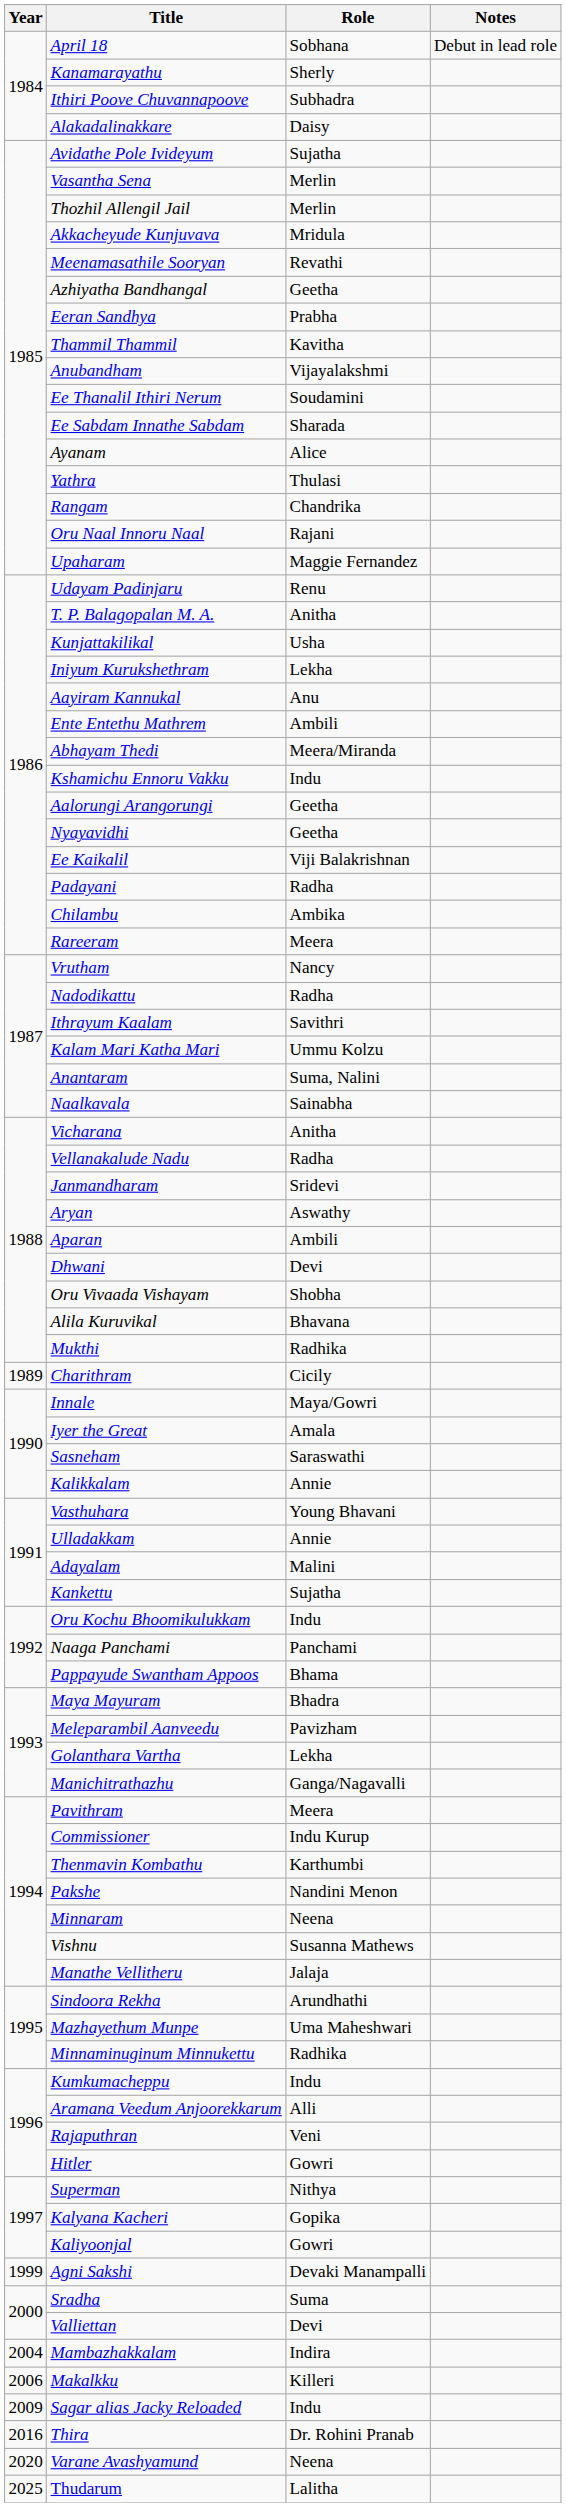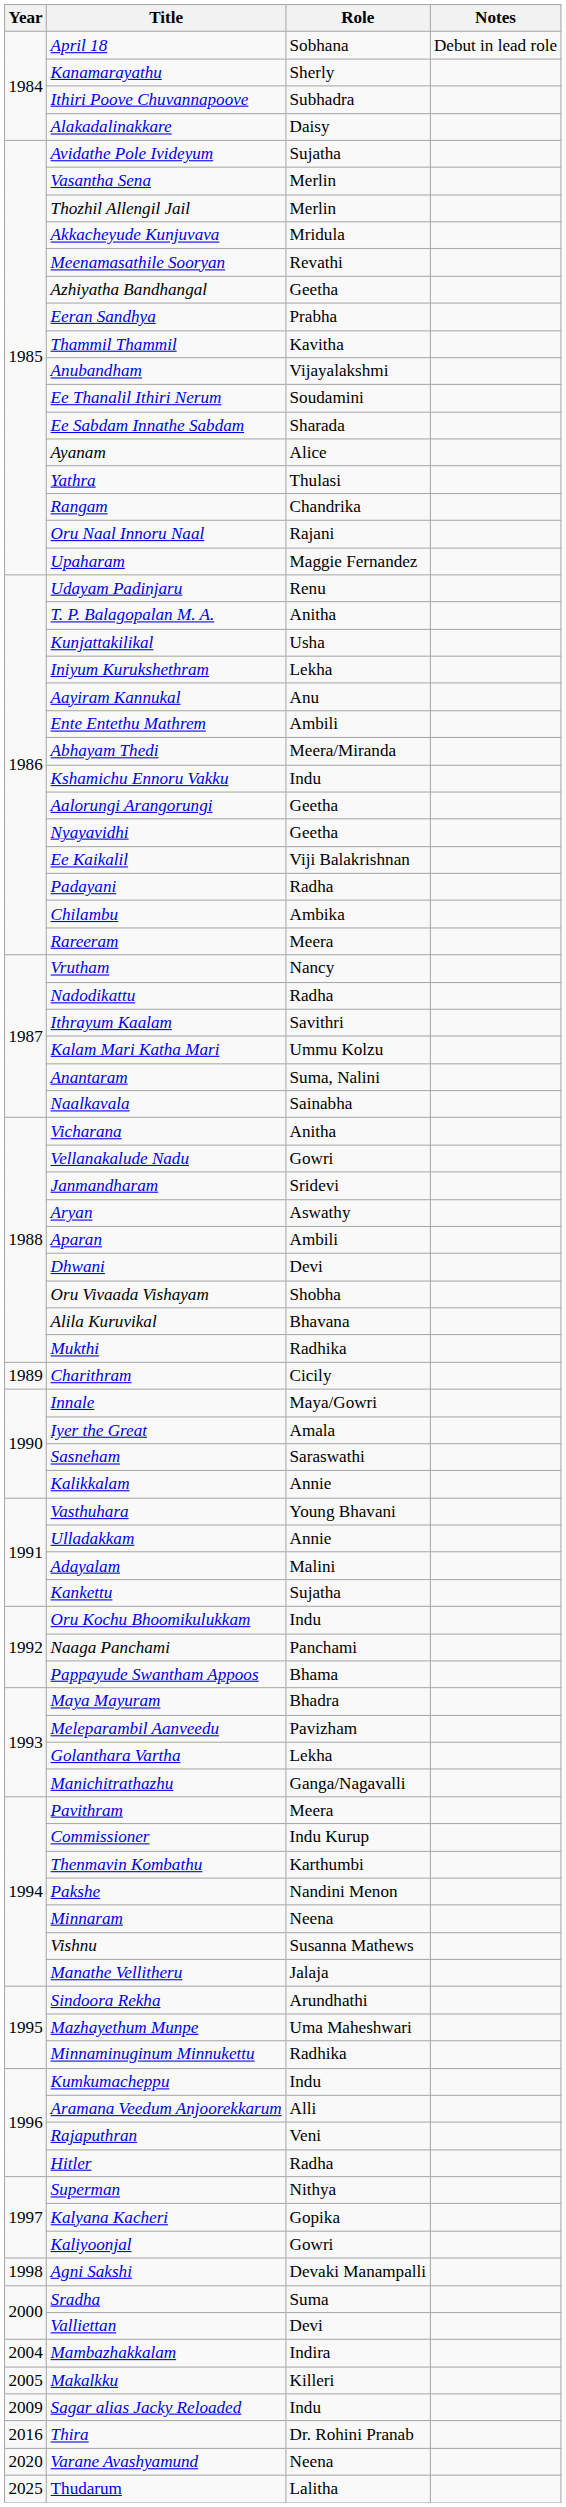(311, 1158) Radha -> (311, 1158) Gowri
(311, 2163) Gowri -> (311, 2163) Radha
(26, 2271) 1999 -> (26, 2271) 1998
(26, 2380) 2006 -> (26, 2380) 2005
